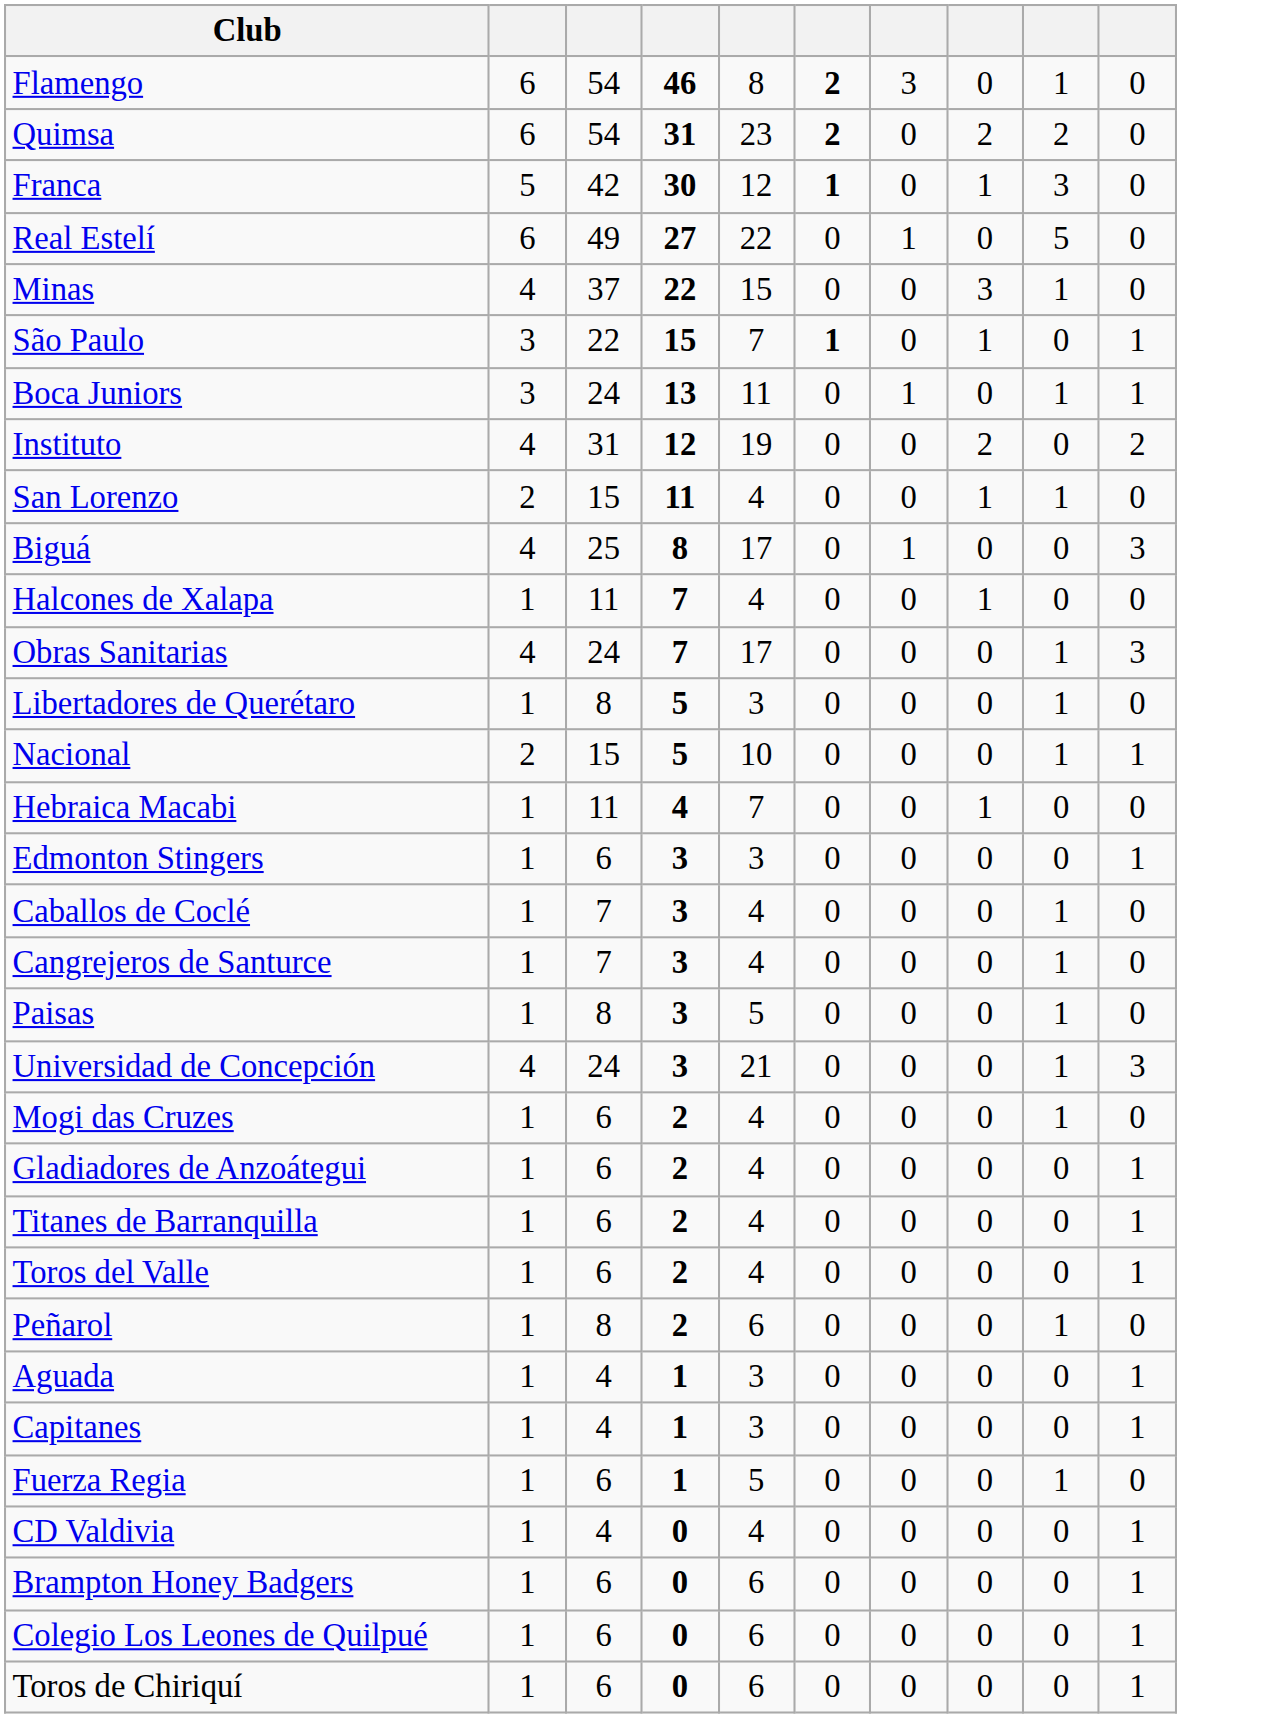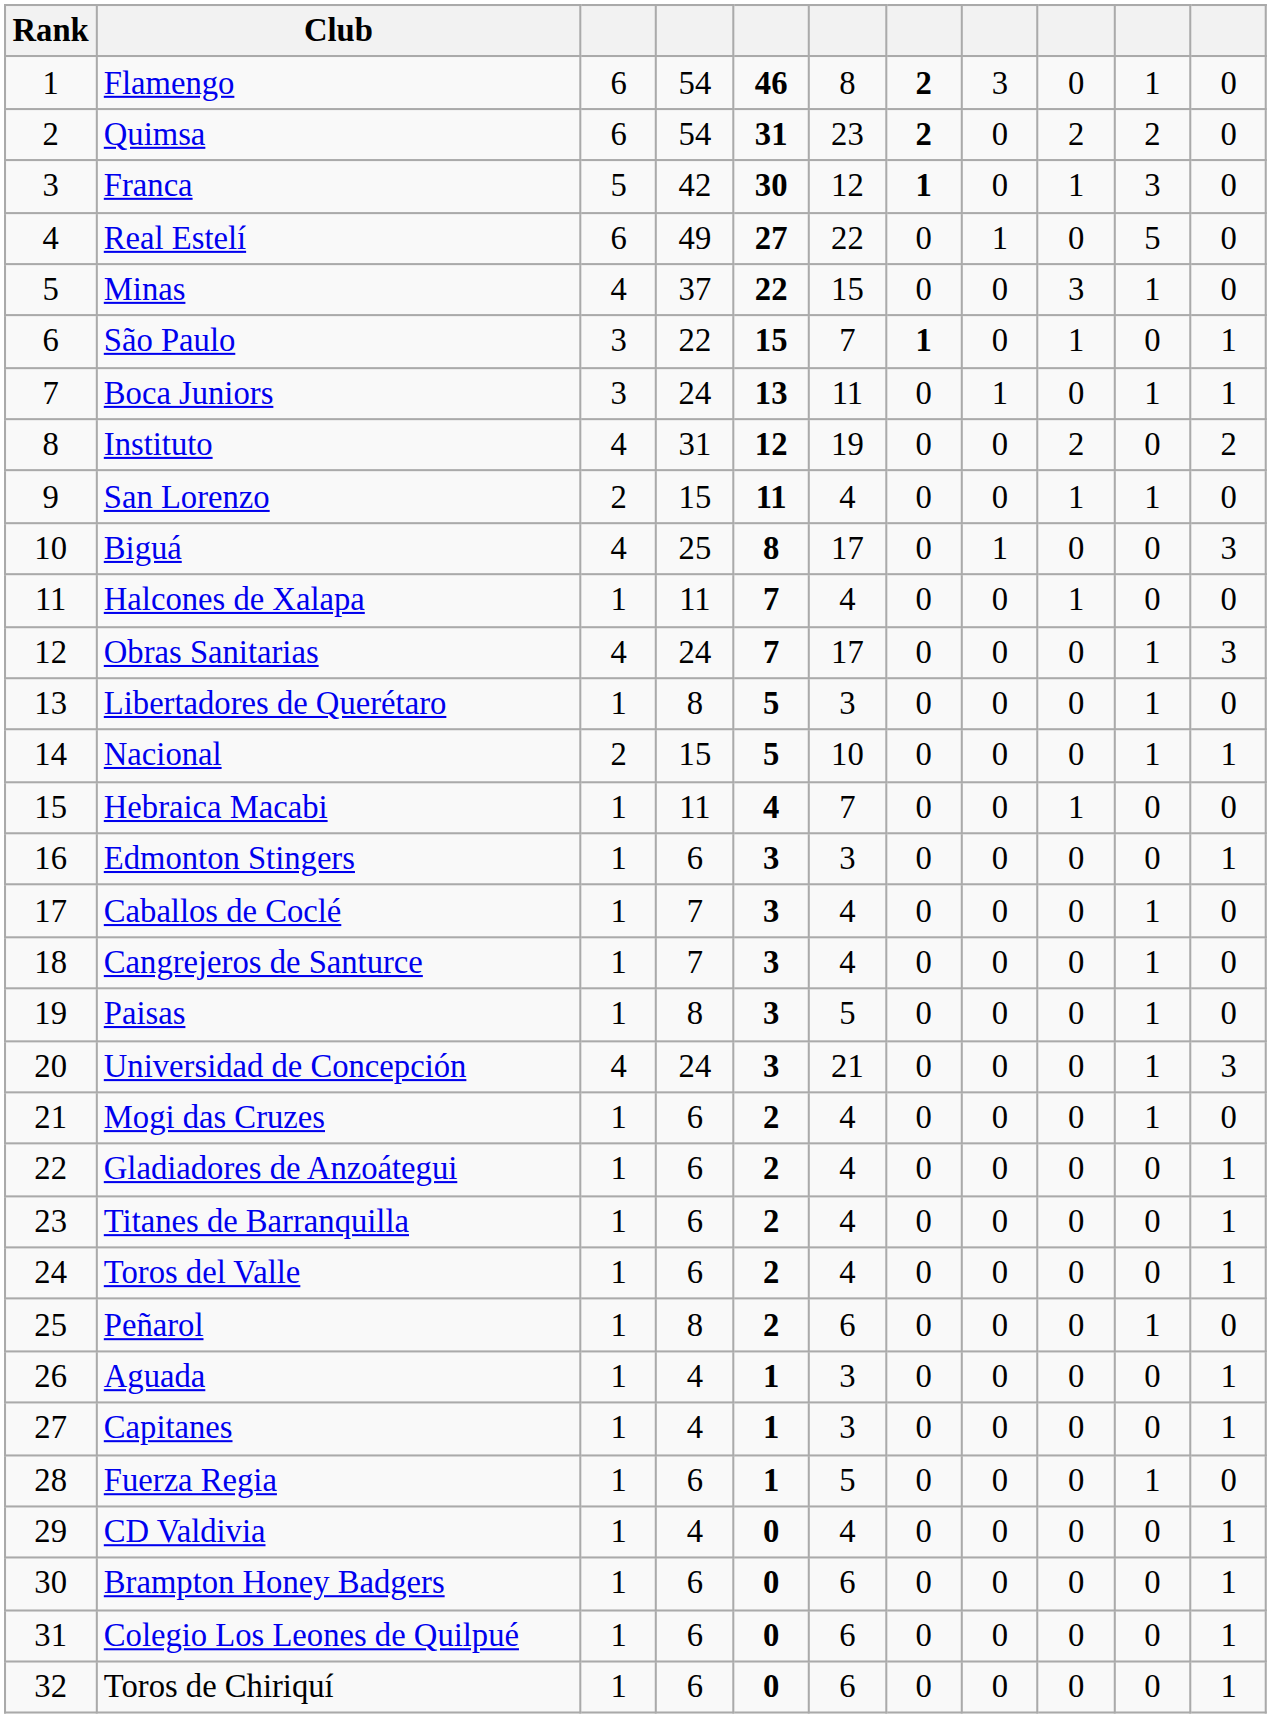+ column: (51, 30)
